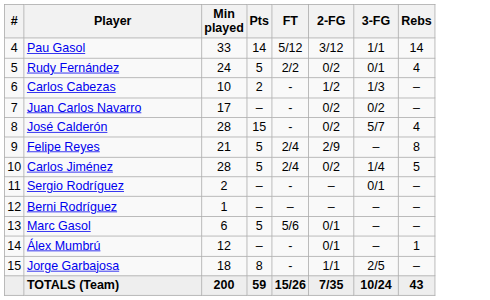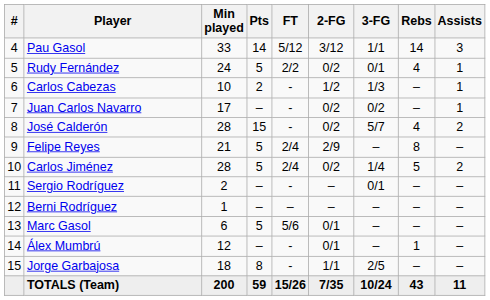+ column: (460, 21)
